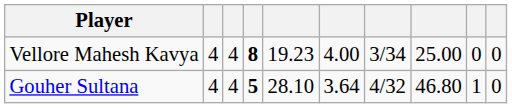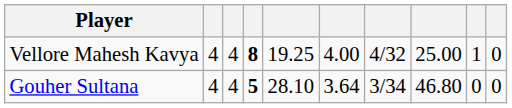(291, 53) 19.23 -> (291, 53) 19.25
(388, 53) 3/34 -> (388, 53) 4/32
(476, 53) 0 -> (476, 53) 1
(388, 86) 4/32 -> (388, 86) 3/34
(476, 86) 1 -> (476, 86) 0
